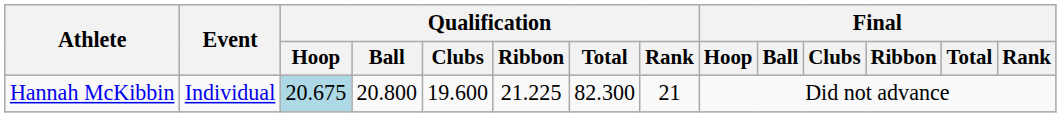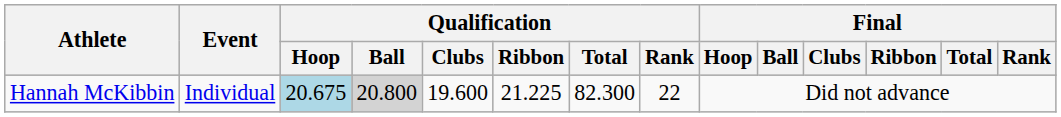(387, 93) no background -> (387, 93) lightgrey background
(669, 93) 21 -> (669, 93) 22
